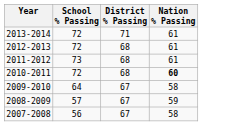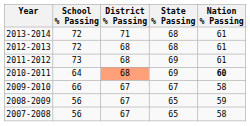+ column: (173, 16)
(77, 74) 72 -> (77, 74) 64
(125, 74) no background -> (125, 74) lightsalmon background
(77, 87) 64 -> (77, 87) 66
(77, 101) 57 -> (77, 101) 56
